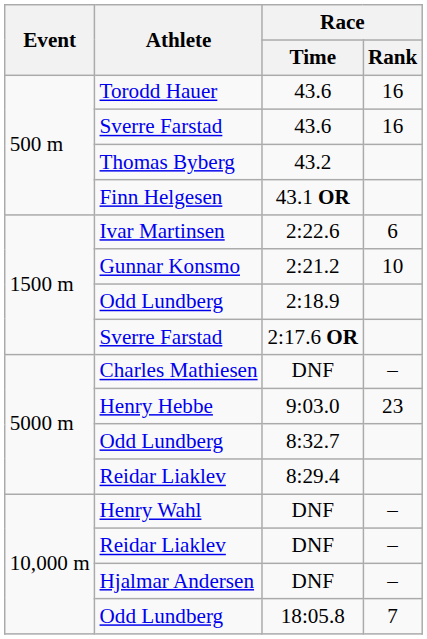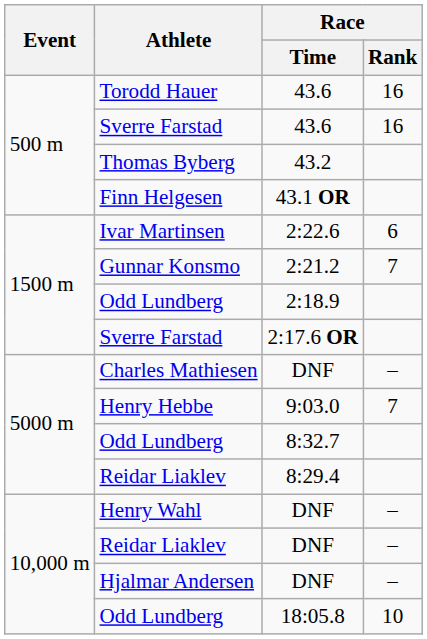(393, 266) 10 -> (393, 266) 7
(393, 406) 23 -> (393, 406) 7
(393, 615) 7 -> (393, 615) 10
